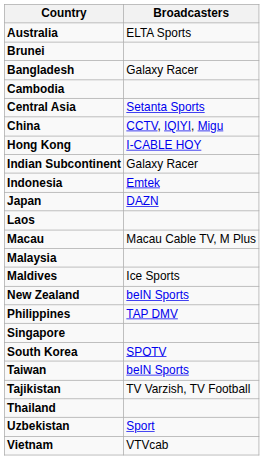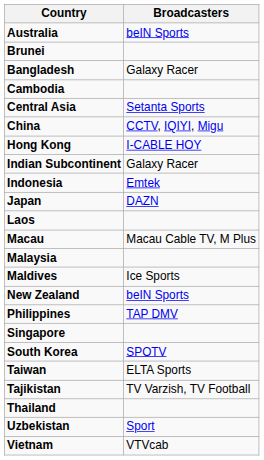(159, 32) ELTA Sports -> (158, 32) beIN Sports
(158, 370) beIN Sports -> (159, 370) ELTA Sports
